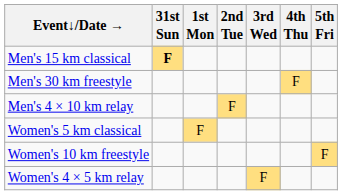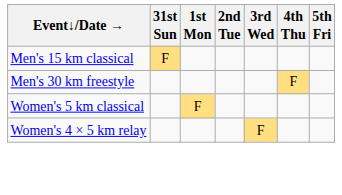(168, 58) bold -> (165, 58) normal
- row: (71, 106)
- row: (78, 154)
